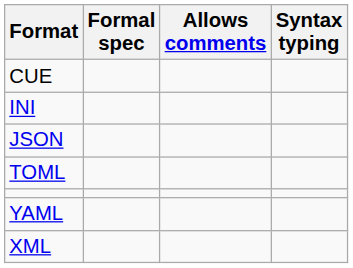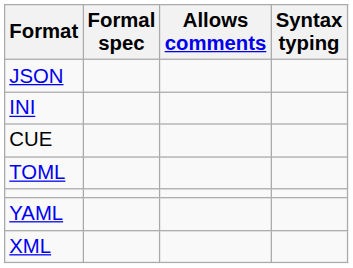rows swapped: (31, 75) <-> (36, 140)
